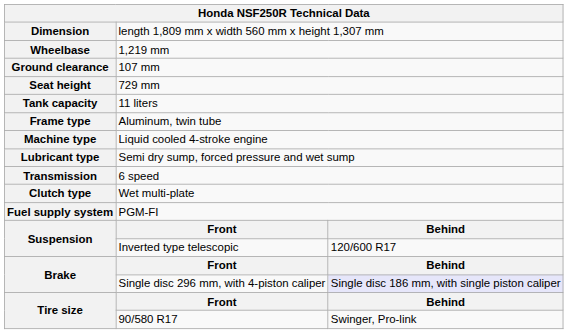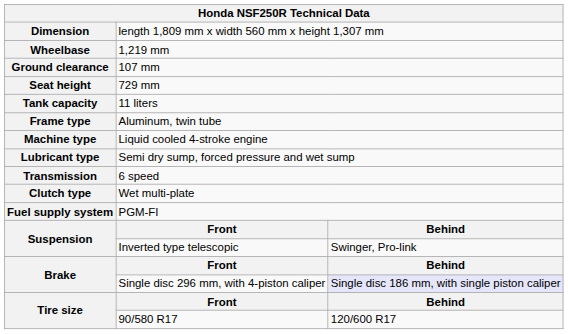(364, 247) 120/600 R17 -> (374, 247) Swinger, Pro-link
(374, 319) Swinger, Pro-link -> (364, 319) 120/600 R17
